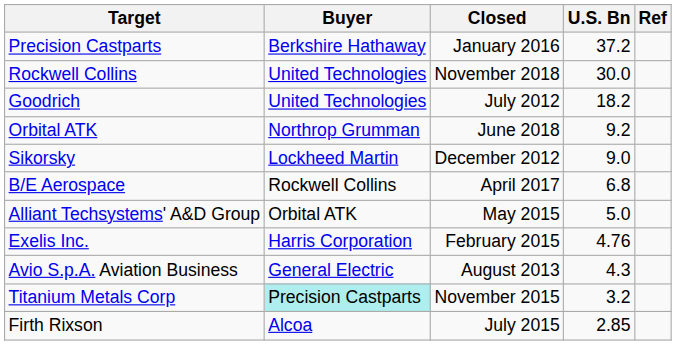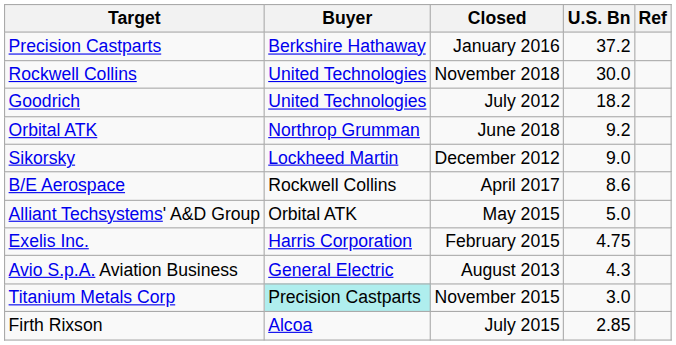(618, 185) 6.8 -> (618, 185) 8.6
(613, 241) 4.76 -> (613, 241) 4.75
(618, 297) 3.2 -> (618, 297) 3.0
